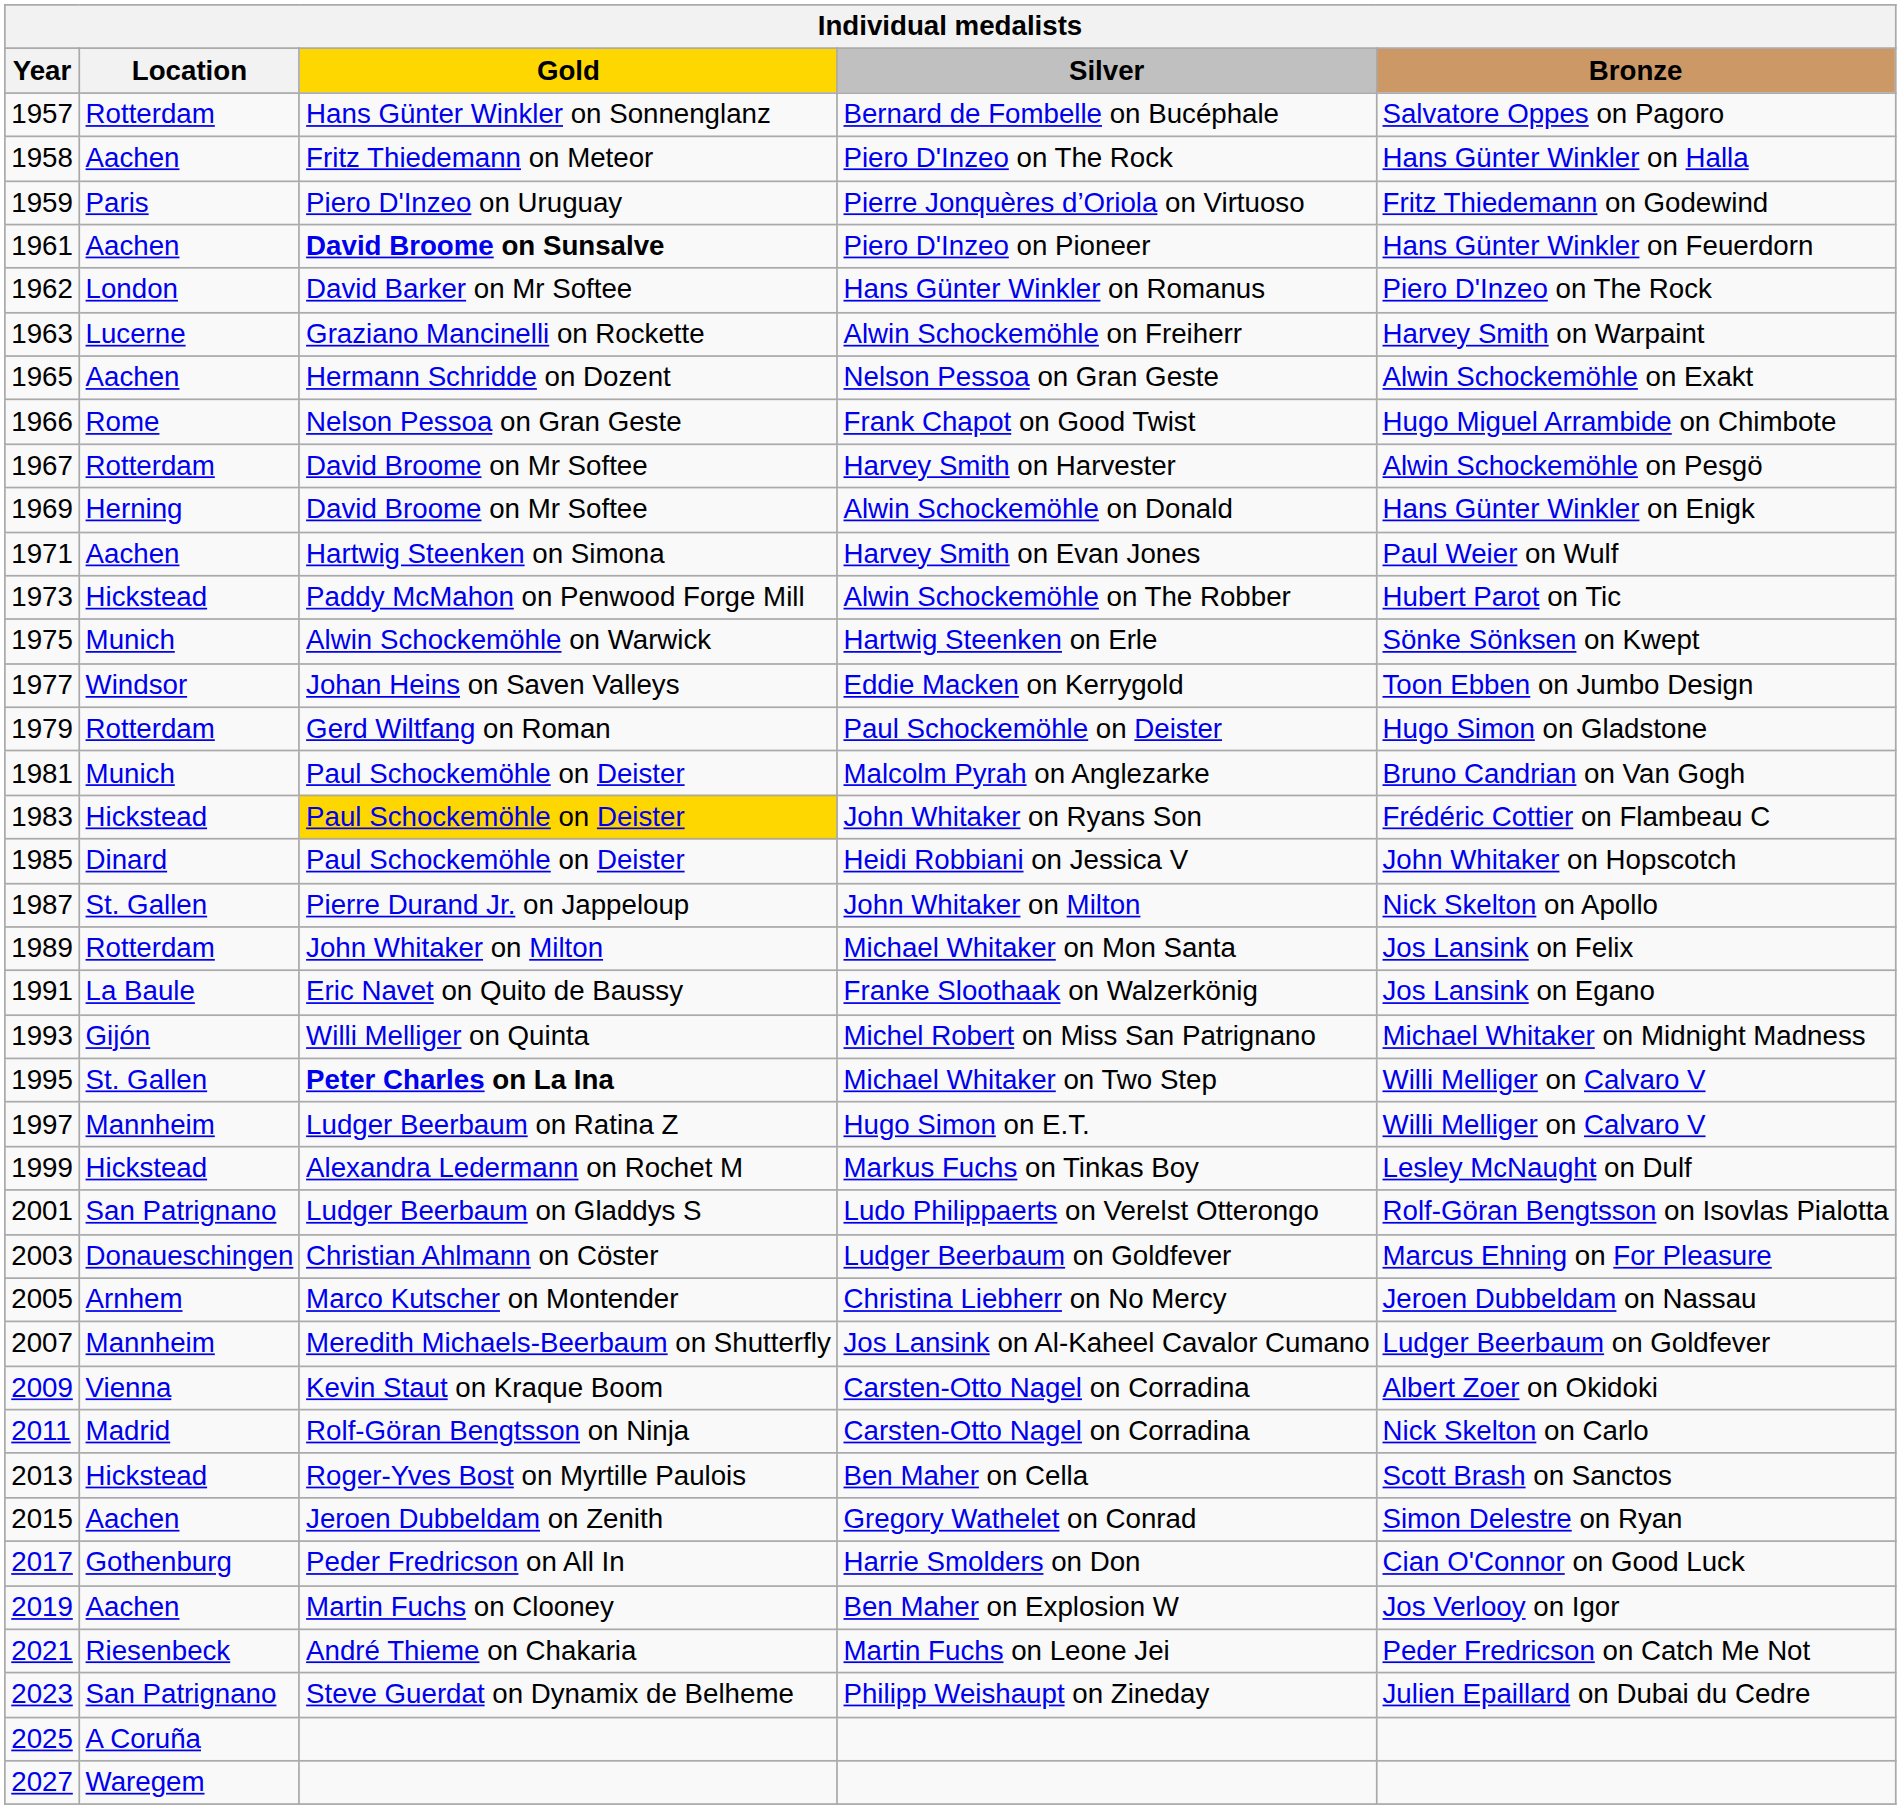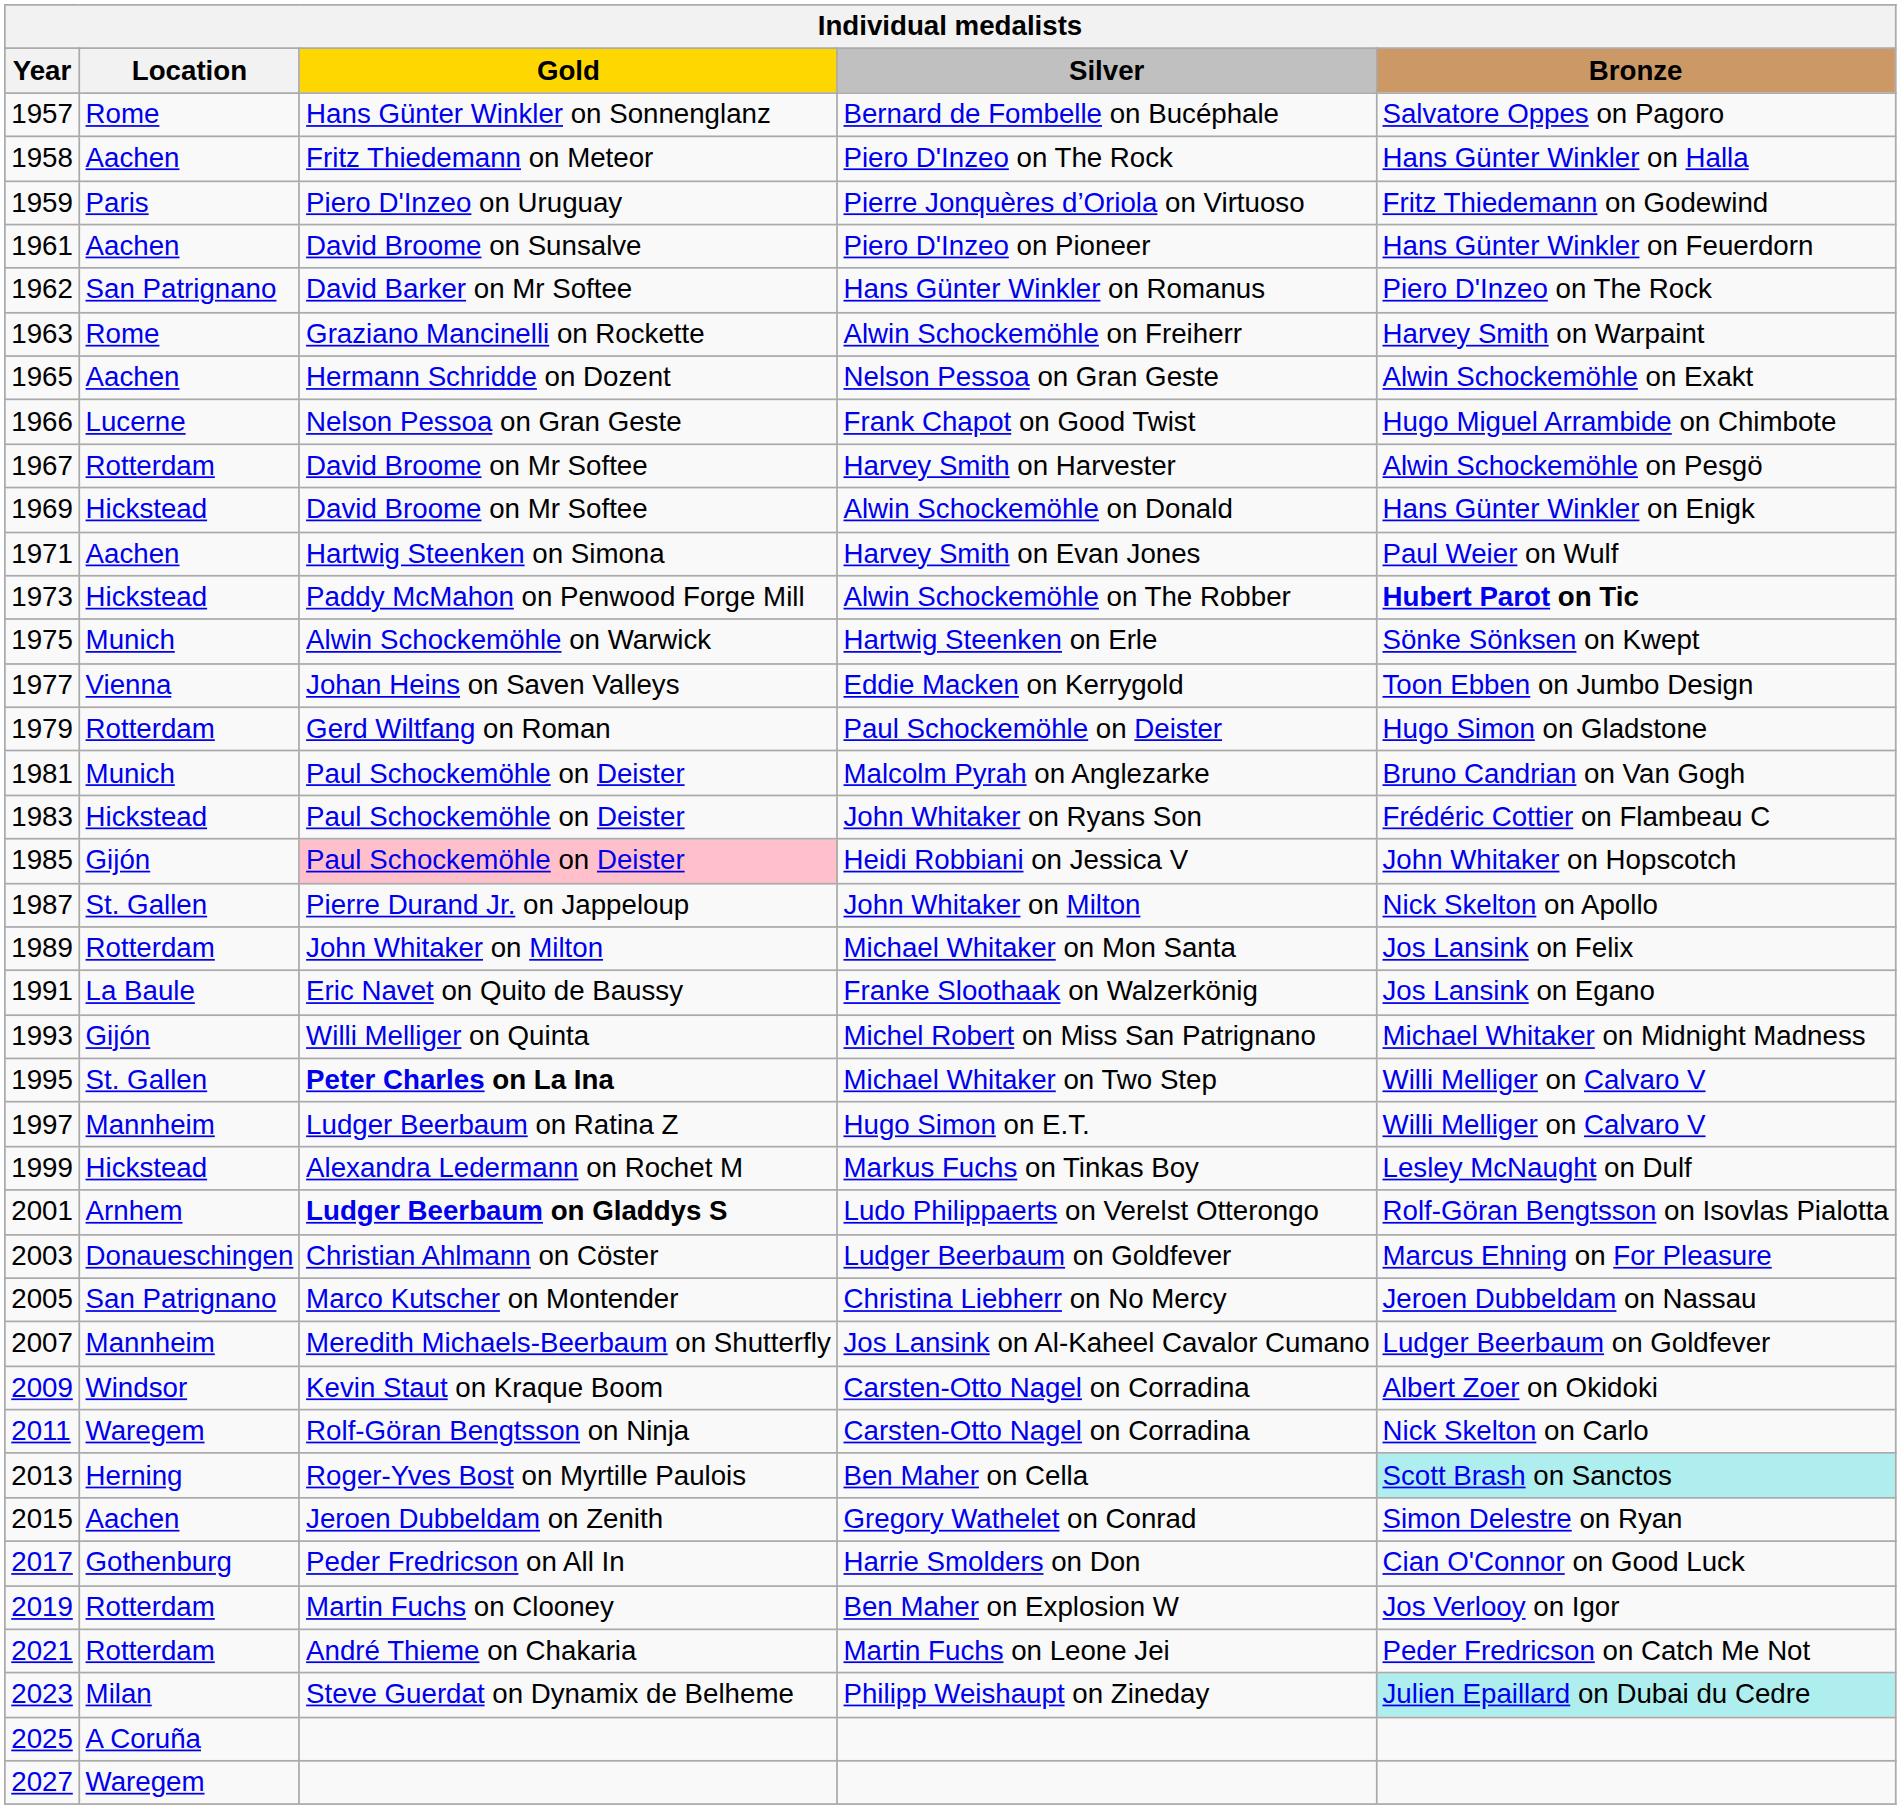(150, 114) Rotterdam -> (123, 114) Rome
(485, 245) bold -> (474, 245) normal
(132, 289) London -> (181, 289) San Patrignano
(136, 333) Lucerne -> (123, 333) Rome
(123, 421) Rome -> (136, 421) Lucerne
(134, 509) Herning -> (146, 509) Hickstead
(1502, 597) normal -> (1511, 597) bold
(136, 684) Windsor -> (128, 684) Vienna
(495, 816) gold background -> (495, 816) no background
(126, 860) Dinard -> (118, 860) Gijón
(495, 860) no background -> (495, 860) pink background
(181, 1211) San Patrignano -> (134, 1211) Arnhem
(504, 1211) normal -> (517, 1211) bold
(134, 1299) Arnhem -> (181, 1299) San Patrignano
(128, 1387) Vienna -> (136, 1387) Windsor
(128, 1431) Madrid -> (145, 1431) Waregem
(146, 1475) Hickstead -> (134, 1475) Herning
(1527, 1475) no background -> (1527, 1475) paleturquoise background
(133, 1606) Aachen -> (150, 1606) Rotterdam
(158, 1650) Riesenbeck -> (150, 1650) Rotterdam
(181, 1694) San Patrignano -> (119, 1694) Milan
(1596, 1694) no background -> (1596, 1694) paleturquoise background
